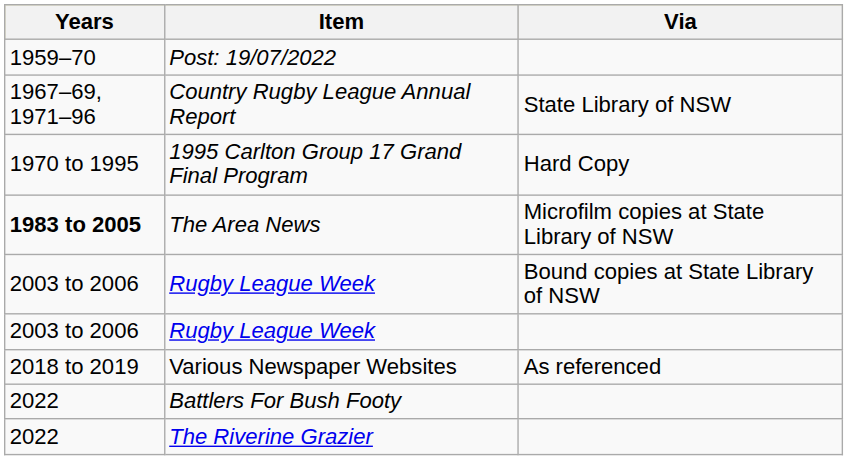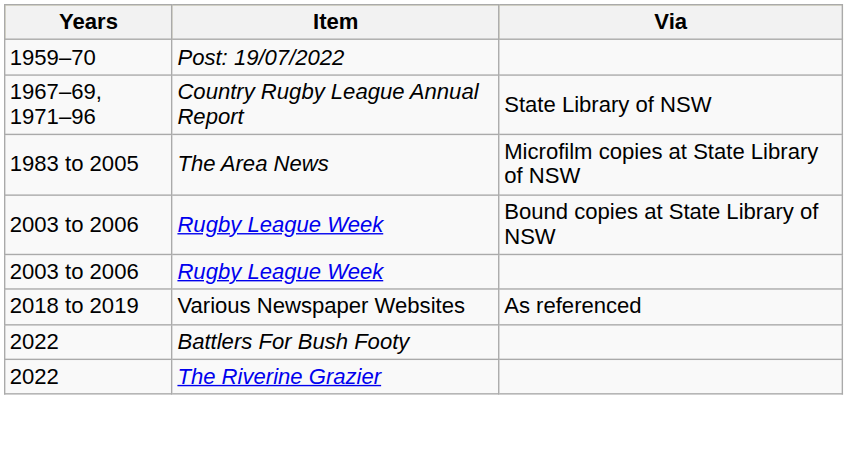- row: (315, 164)
(75, 224) bold -> (74, 164) normal
